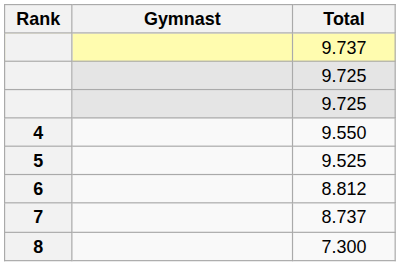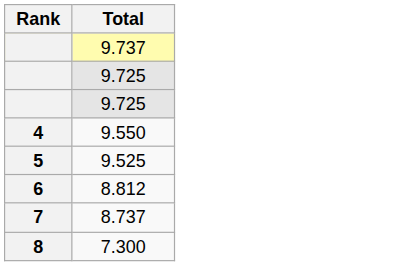- column: (182, 19)
